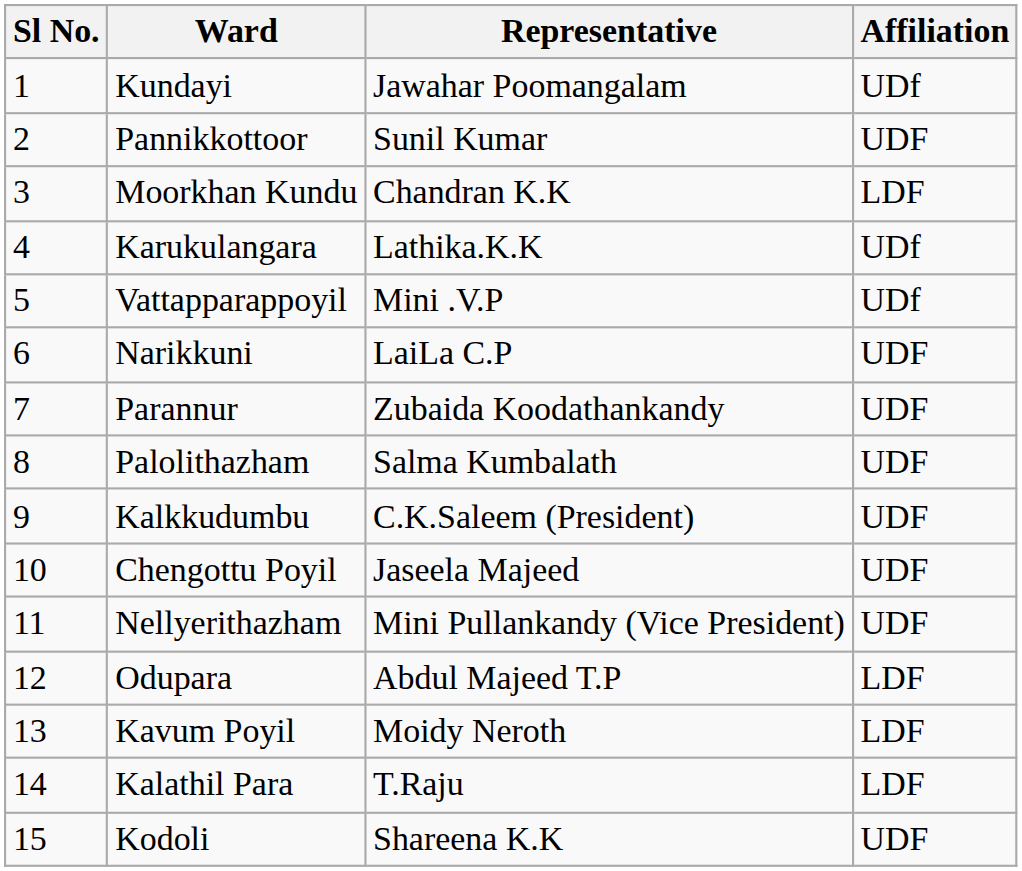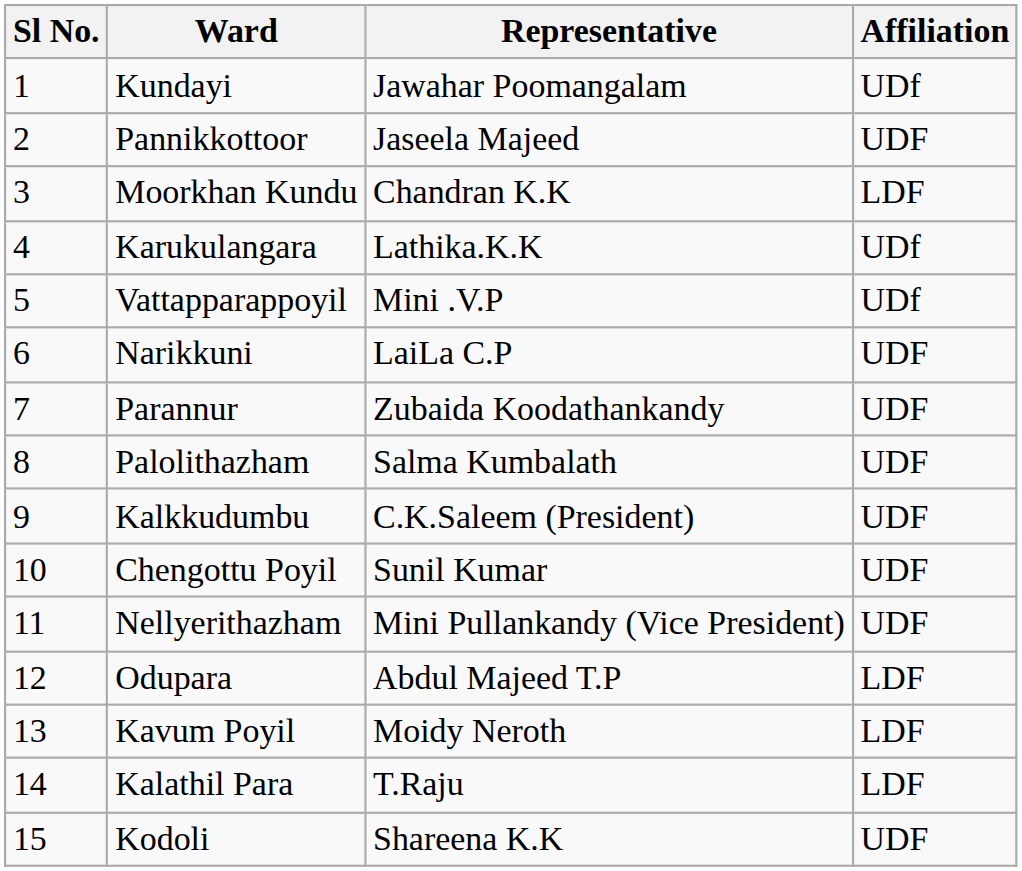(460, 138) Sunil Kumar -> (476, 138) Jaseela Majeed
(476, 569) Jaseela Majeed -> (460, 569) Sunil Kumar
